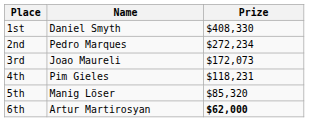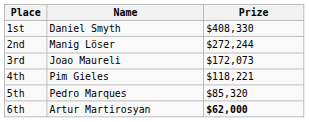(88, 45) Pedro Marques -> (82, 45) Manig Löser
(230, 45) $272,234 -> (230, 45) $272,244
(230, 77) $118,231 -> (230, 77) $118,221
(82, 93) Manig Löser -> (88, 93) Pedro Marques
